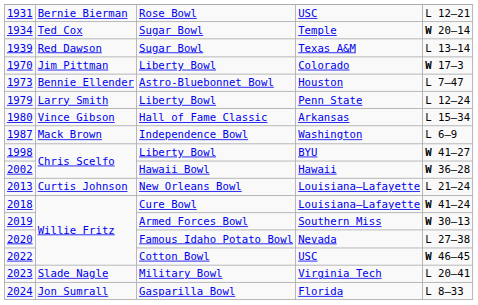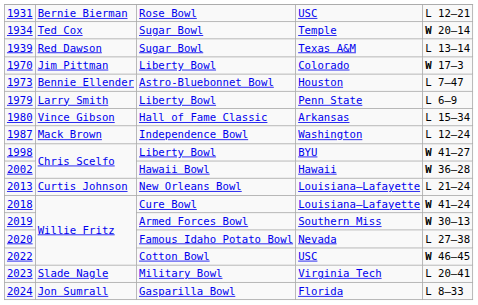(448, 100) L 12–24 -> (441, 100) L 6–9
(441, 135) L 6–9 -> (448, 135) L 12–24
